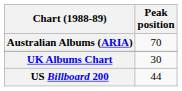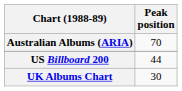rows swapped: (70, 59) <-> (70, 77)
